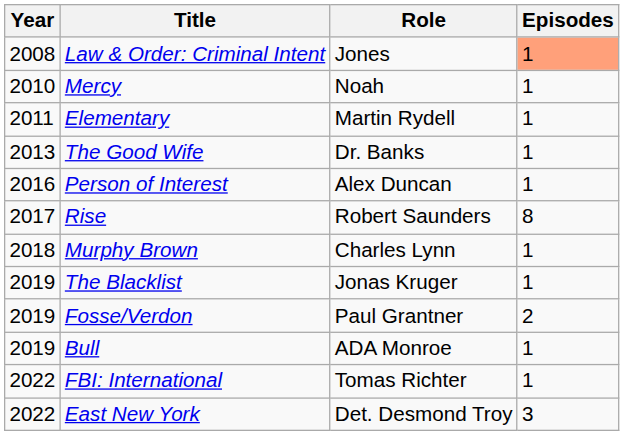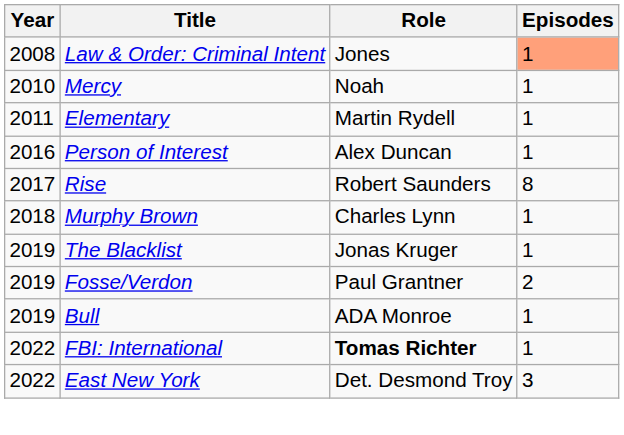- row: (134, 151)
(401, 380) normal -> (406, 348) bold
